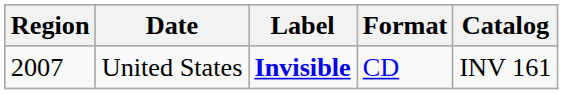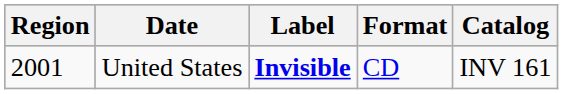(37, 66) 2007 -> (37, 66) 2001
